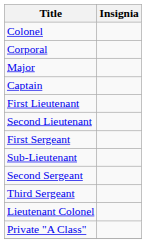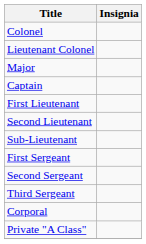rows swapped: (51, 211) <-> (27, 49)
rows swapped: (42, 157) <-> (39, 139)
